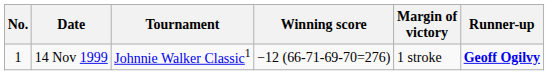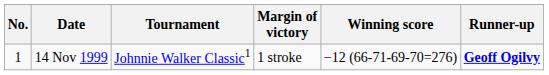columns swapped: (324, 24) <-> (427, 24)
